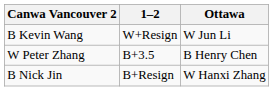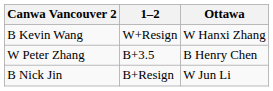(207, 34) W Jun Li -> (224, 34) W Hanxi Zhang
(224, 75) W Hanxi Zhang -> (207, 75) W Jun Li
